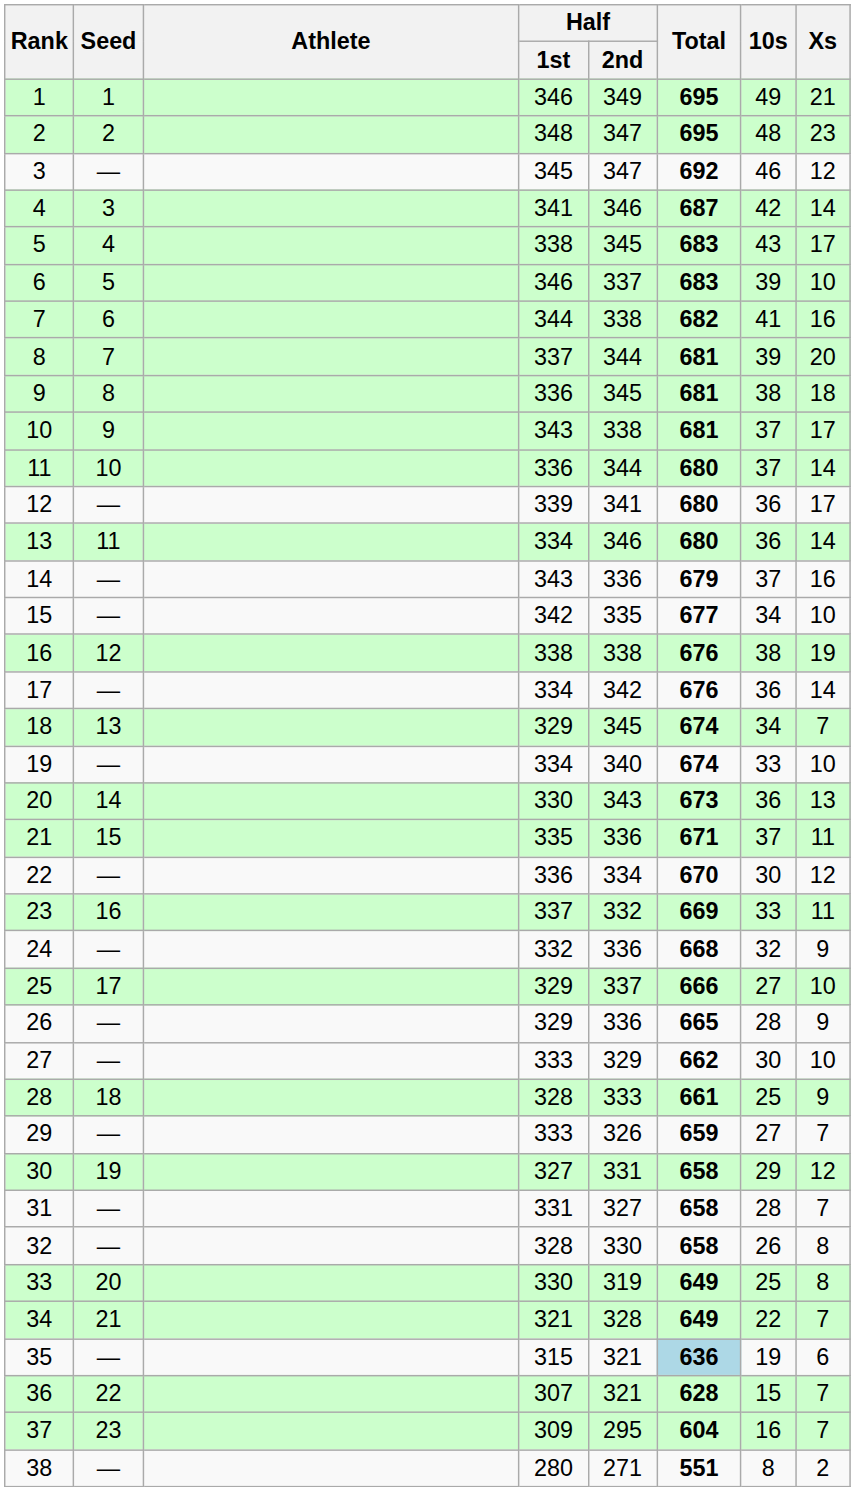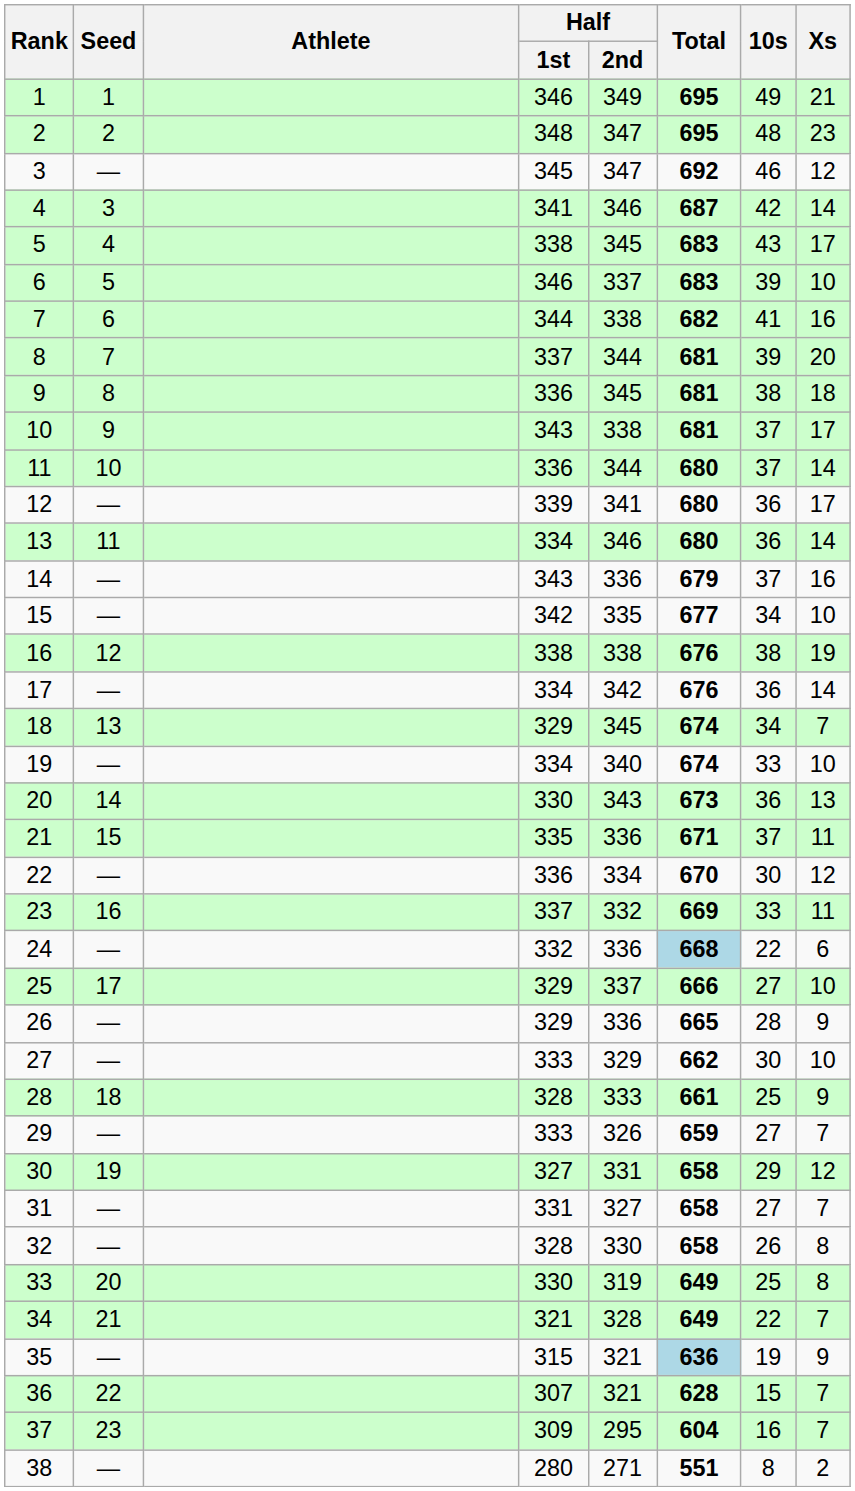(699, 949) no background -> (699, 949) lightblue background
(768, 949) 32 -> (768, 949) 22
(823, 949) 9 -> (823, 949) 6
(768, 1208) 28 -> (768, 1208) 27
(823, 1356) 6 -> (823, 1356) 9
